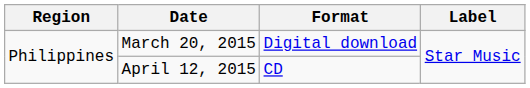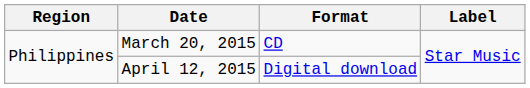(340, 44) Digital download -> (273, 44) CD
(273, 70) CD -> (340, 70) Digital download
